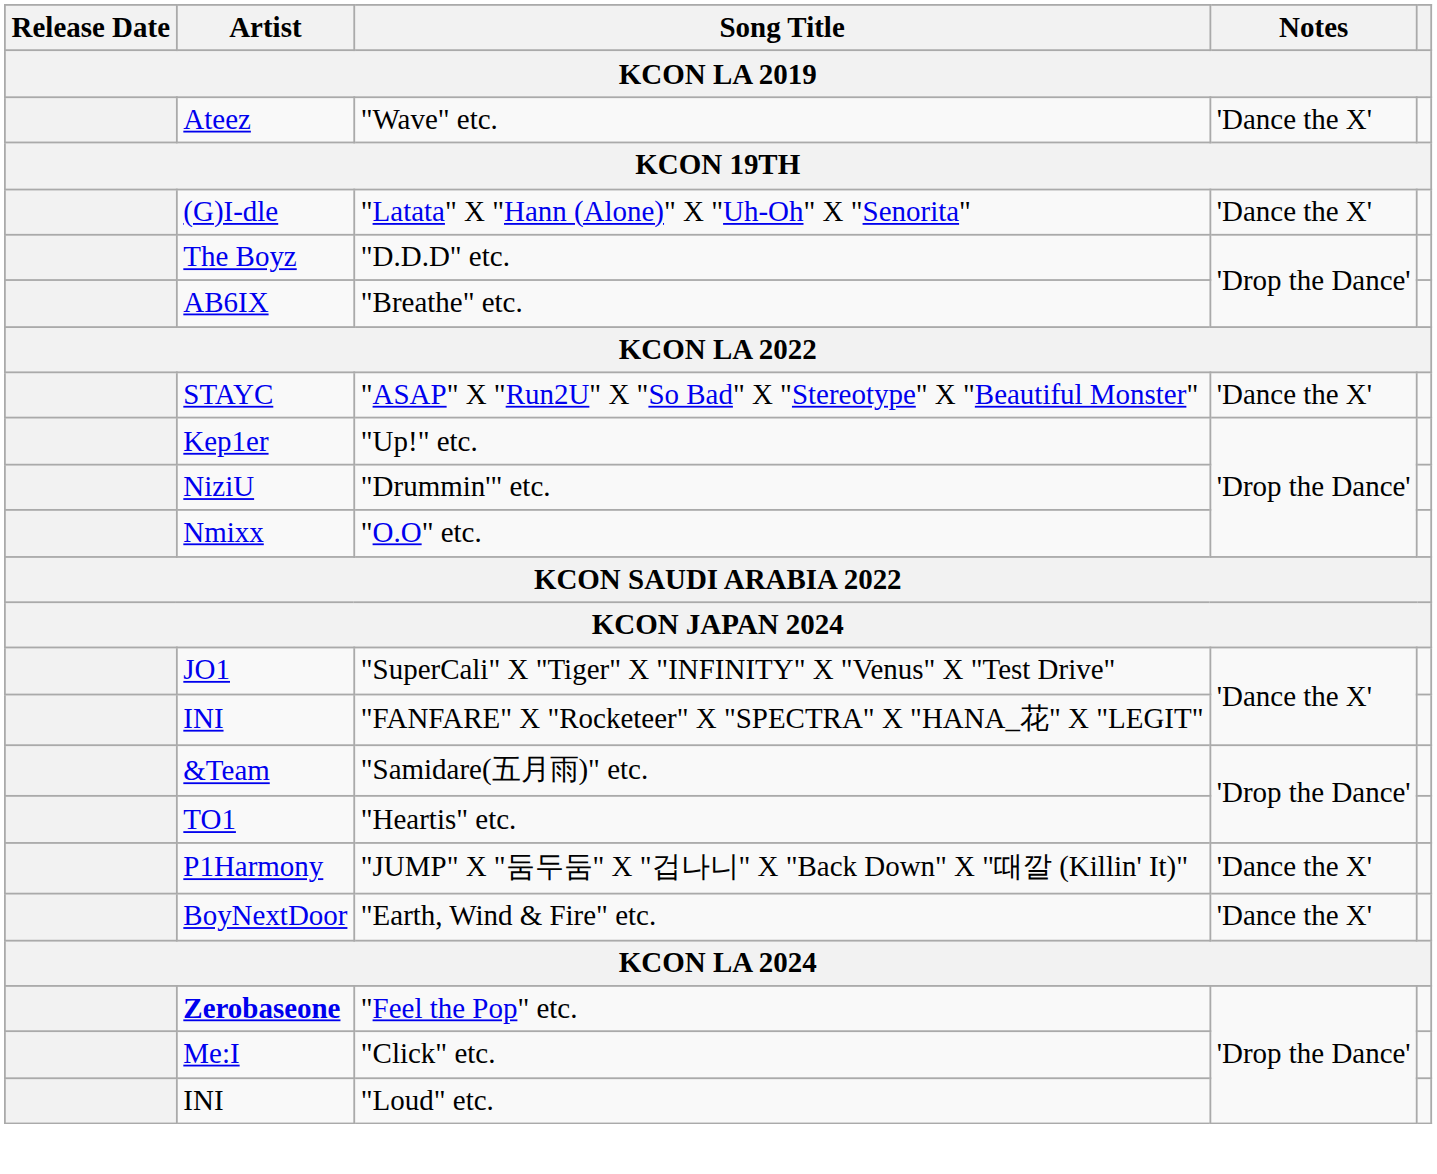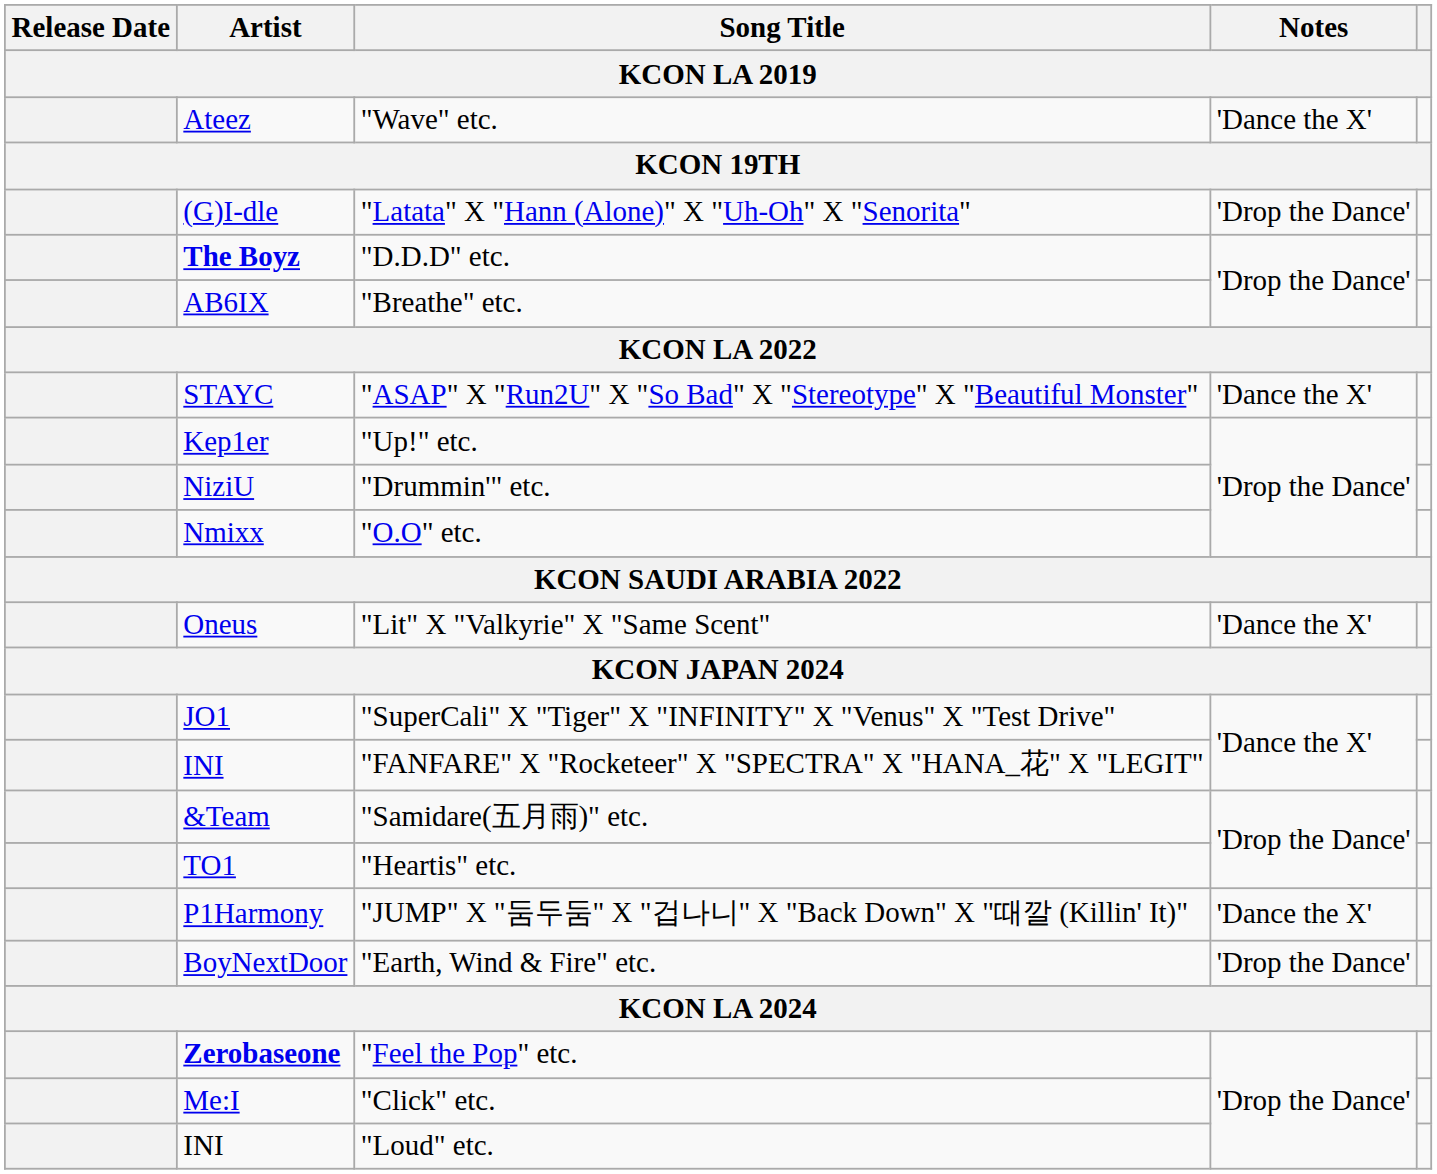(1294, 211) 'Dance the X' -> (1314, 211) 'Drop the Dance'
(240, 257) normal -> (242, 257) bold
+ row: (566, 624)
(1294, 916) 'Dance the X' -> (1314, 962) 'Drop the Dance'
